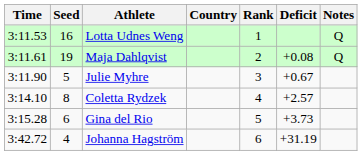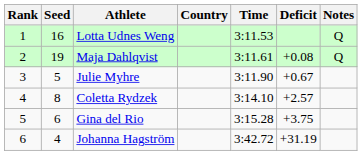columns swapped: (258, 14) <-> (27, 14)
(298, 118) +3.73 -> (298, 118) +3.75
